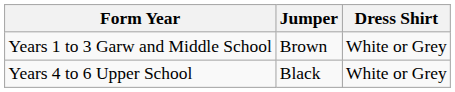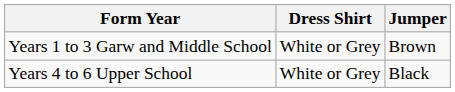columns swapped: (309, 18) <-> (396, 18)
